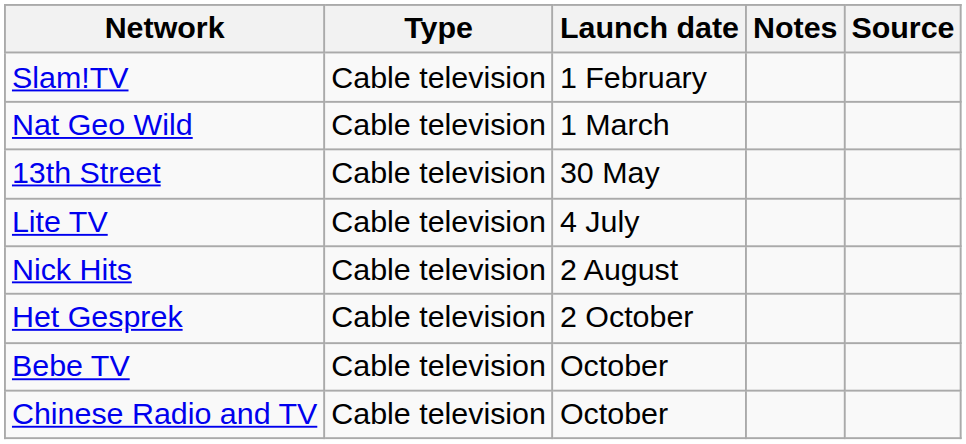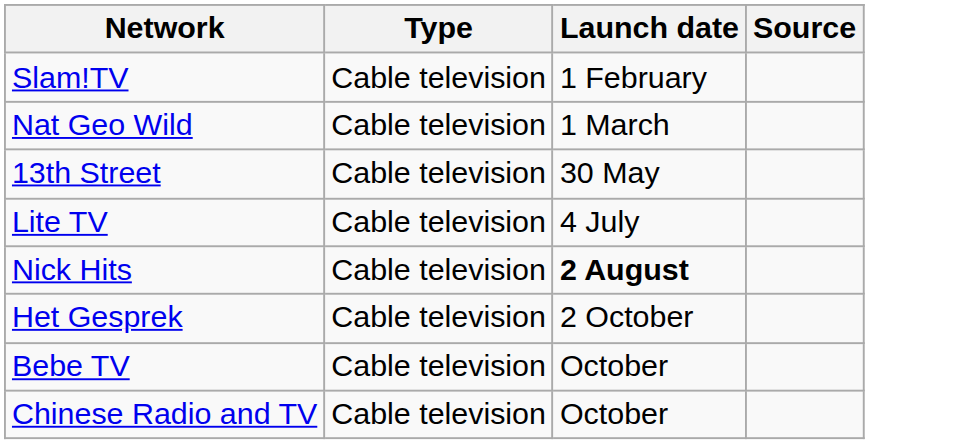- column: (795, 28)
(619, 269) normal -> (624, 269) bold
